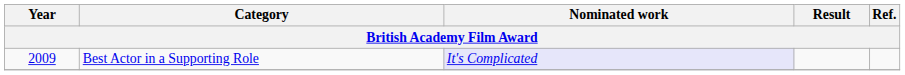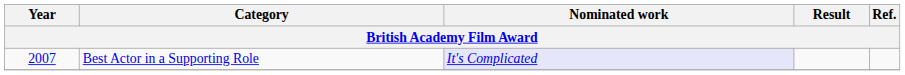(42, 59) 2009 -> (42, 59) 2007
